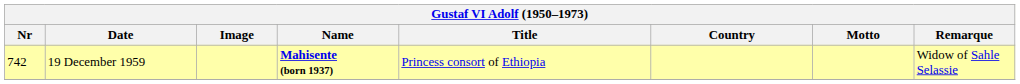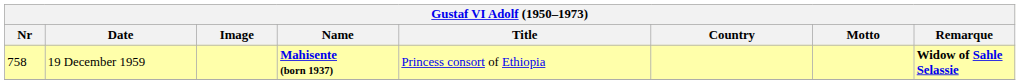(17, 62) 742 -> (17, 62) 758
(958, 62) normal -> (960, 62) bold
